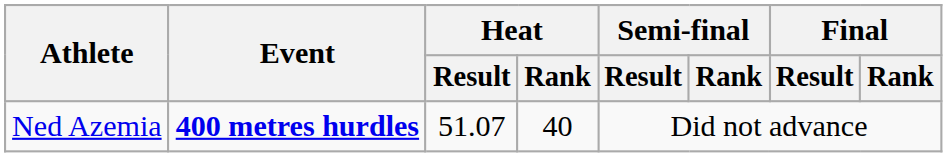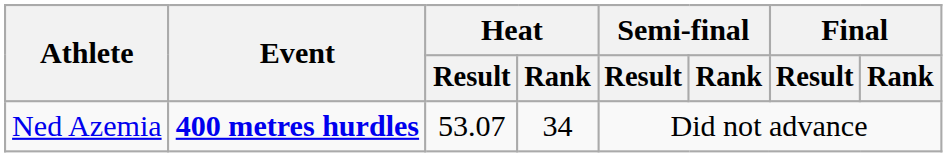(472, 126) 51.07 -> (472, 126) 53.07
(557, 126) 40 -> (557, 126) 34
